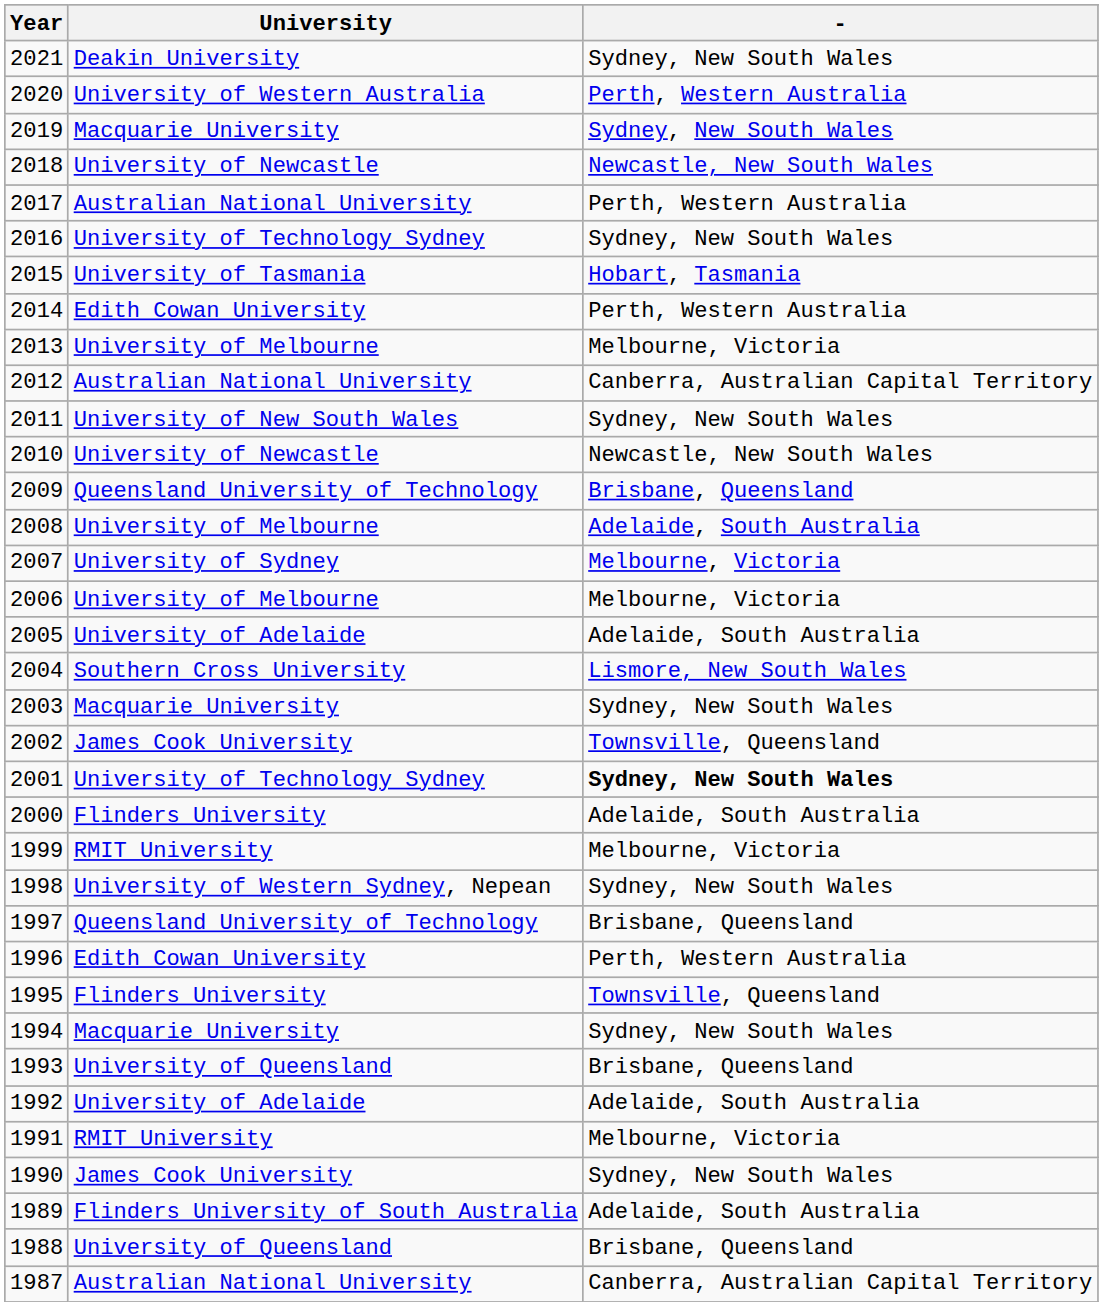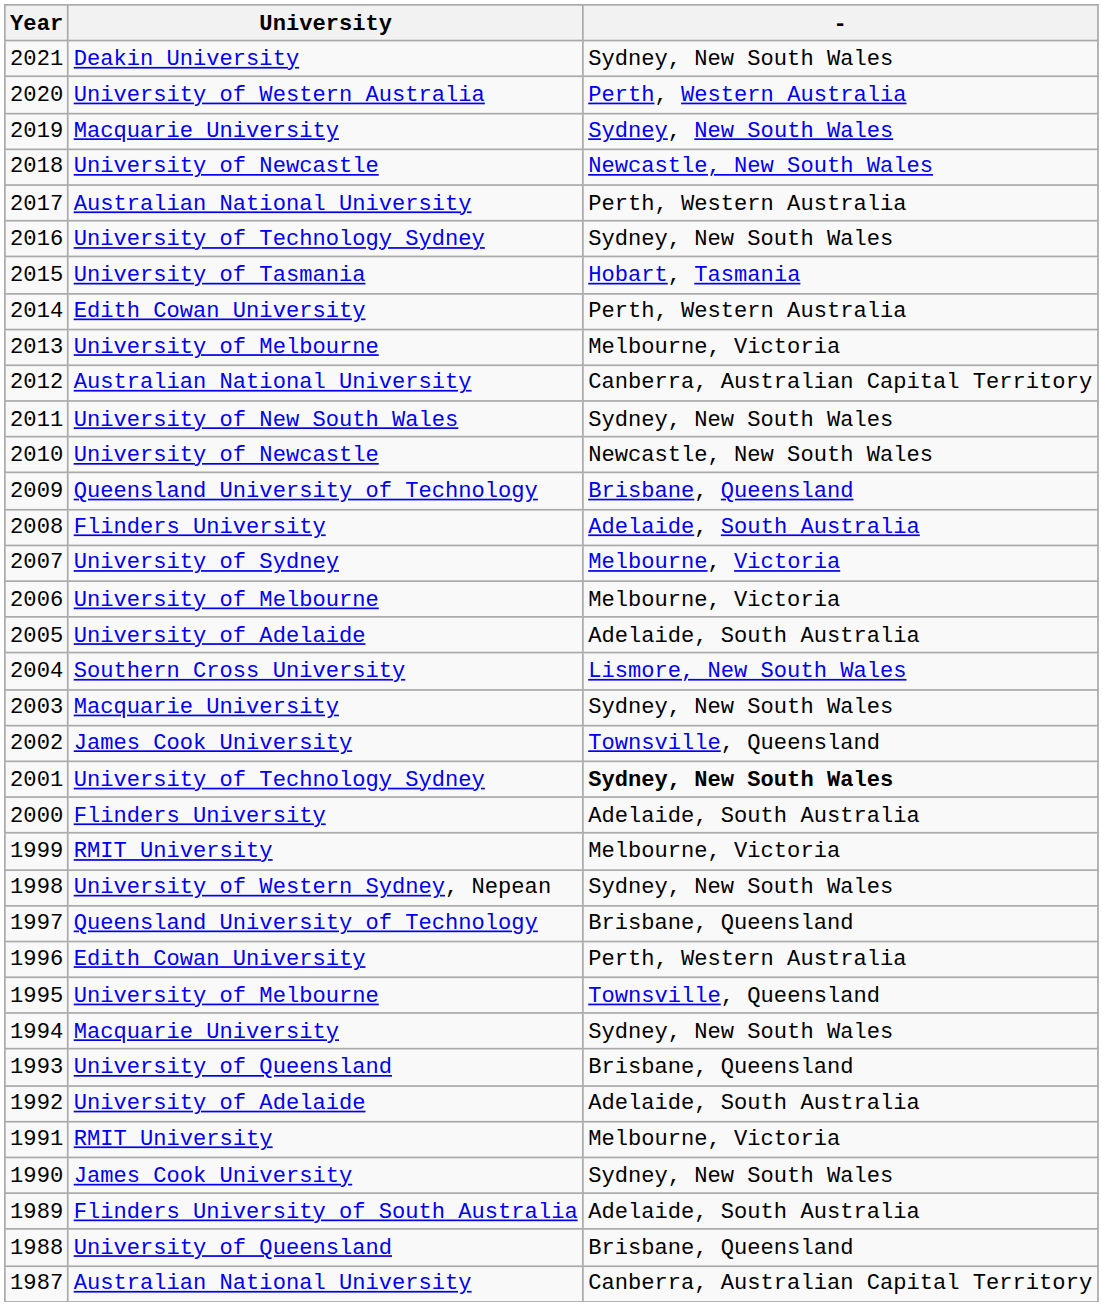(226, 527) University of Melbourne -> (200, 527) Flinders University
(200, 995) Flinders University -> (226, 995) University of Melbourne
